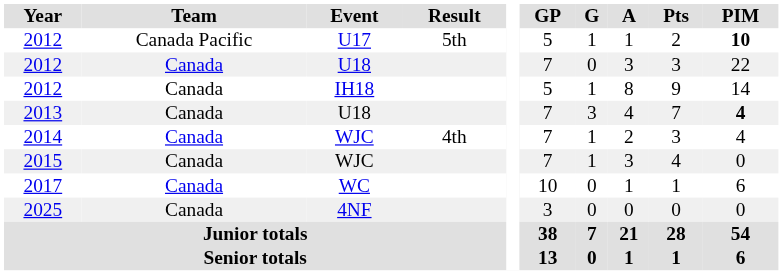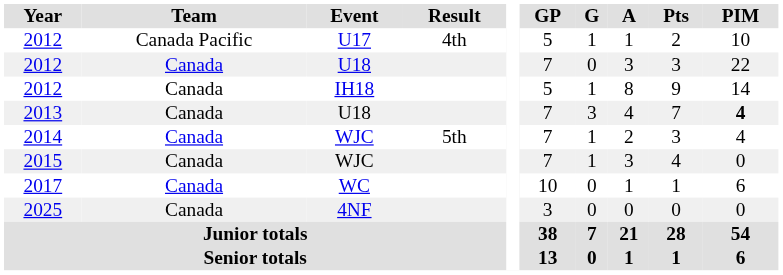(454, 40) 5th -> (454, 40) 4th
(741, 40) bold -> (741, 40) normal
(454, 136) 4th -> (454, 136) 5th
